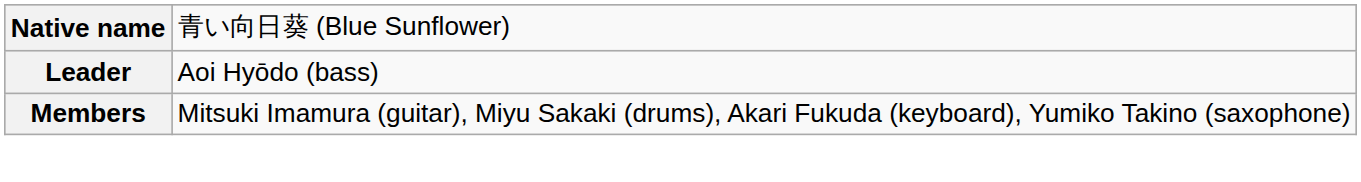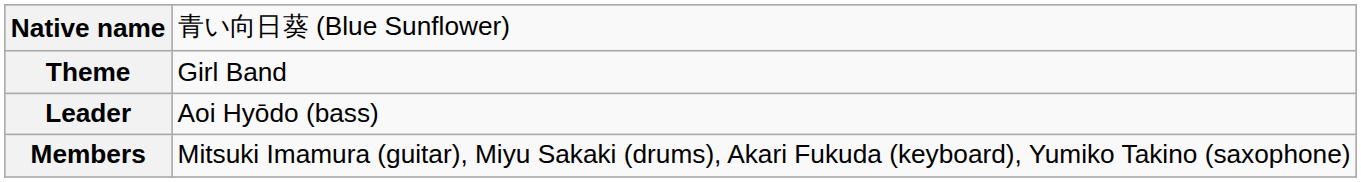+ row: (88, 71)
